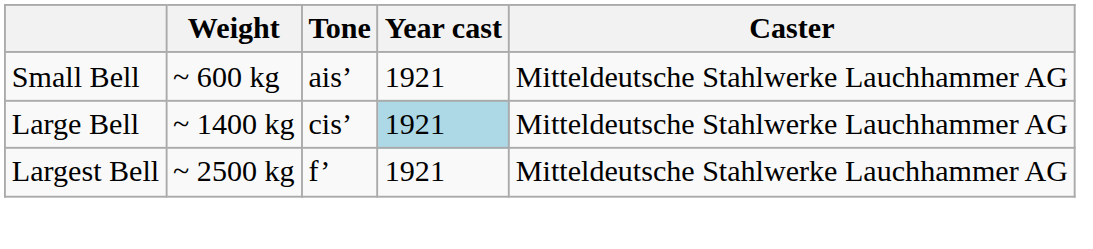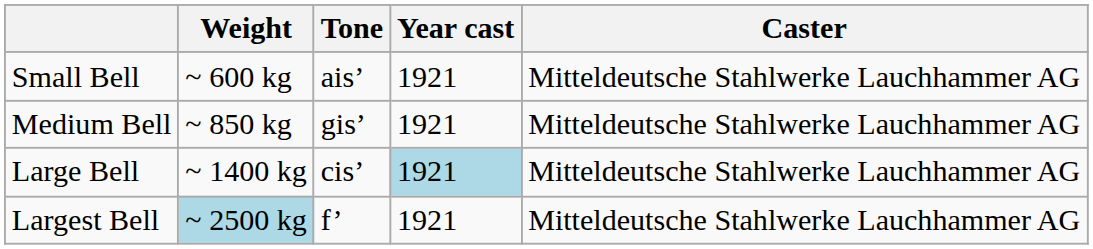+ row: (92, 123)
(234, 171) no background -> (246, 219) lightblue background
